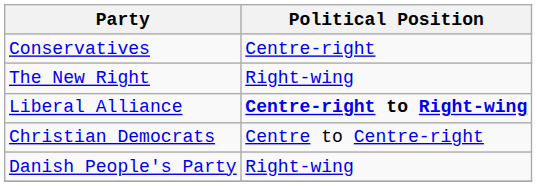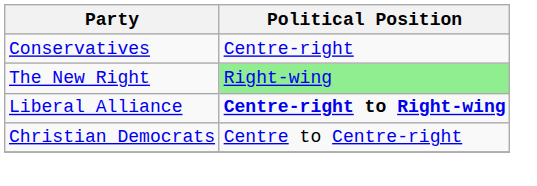(300, 78) no background -> (278, 78) lightgreen background
- row: (123, 167)
